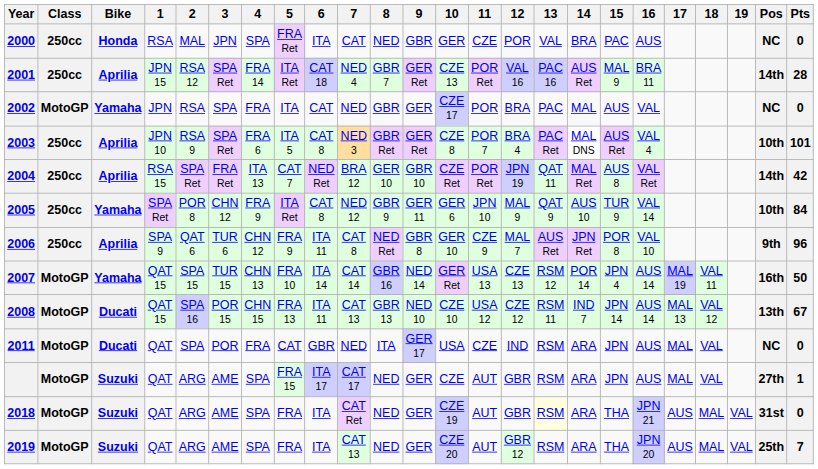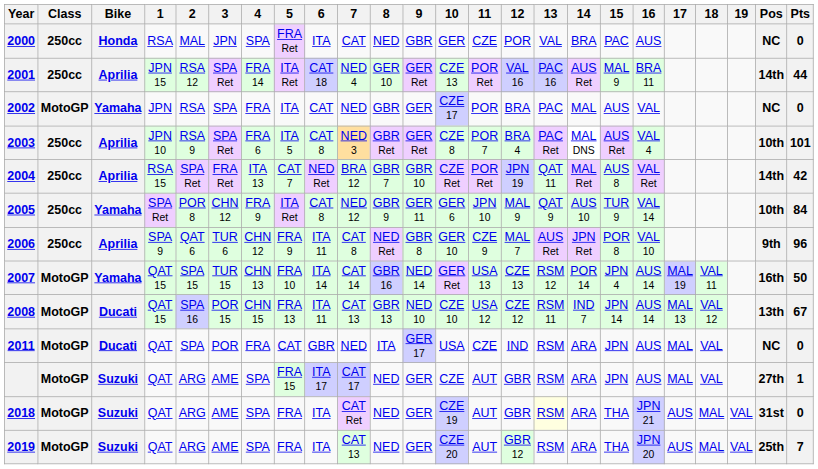(386, 75) GBR 7 -> (386, 75) GER 10
(800, 75) 28 -> (800, 75) 44
(386, 176) GER 10 -> (386, 176) GBR 7
